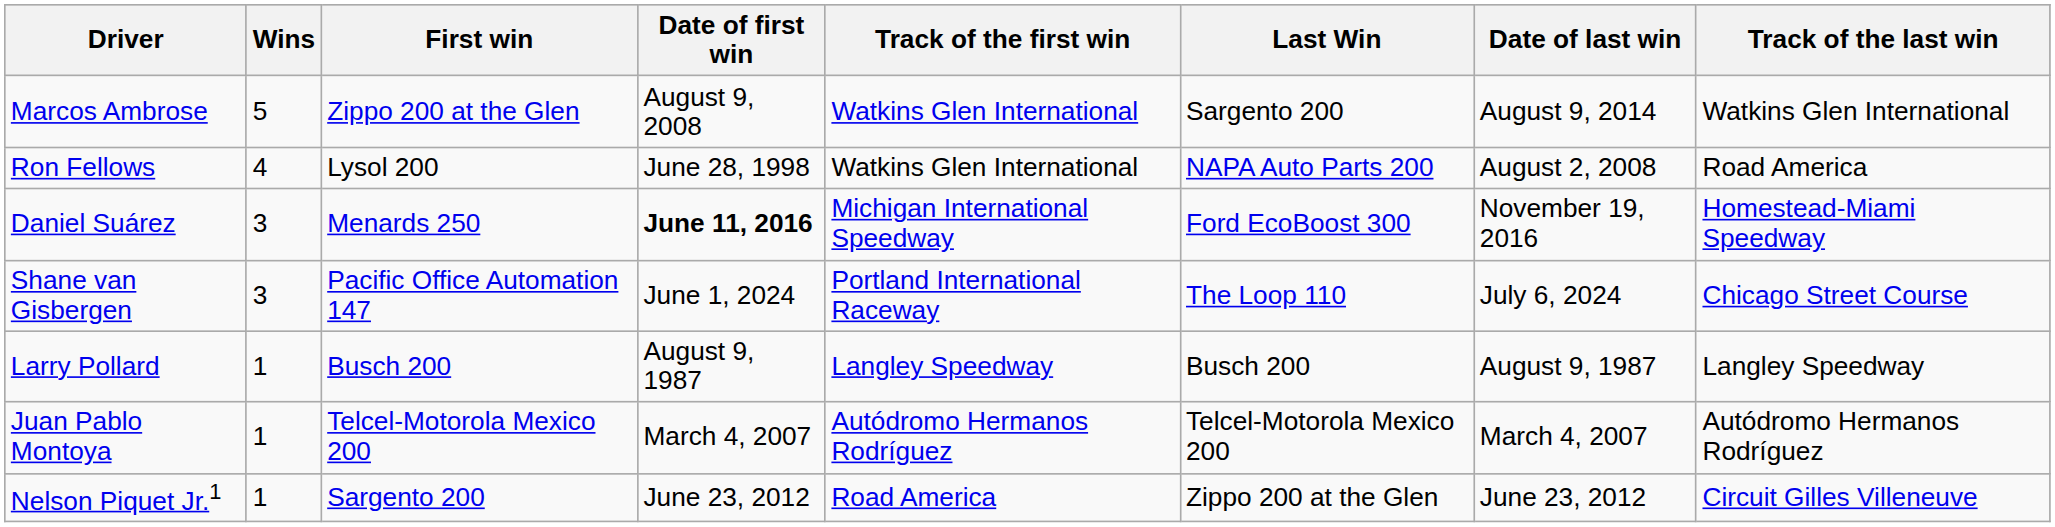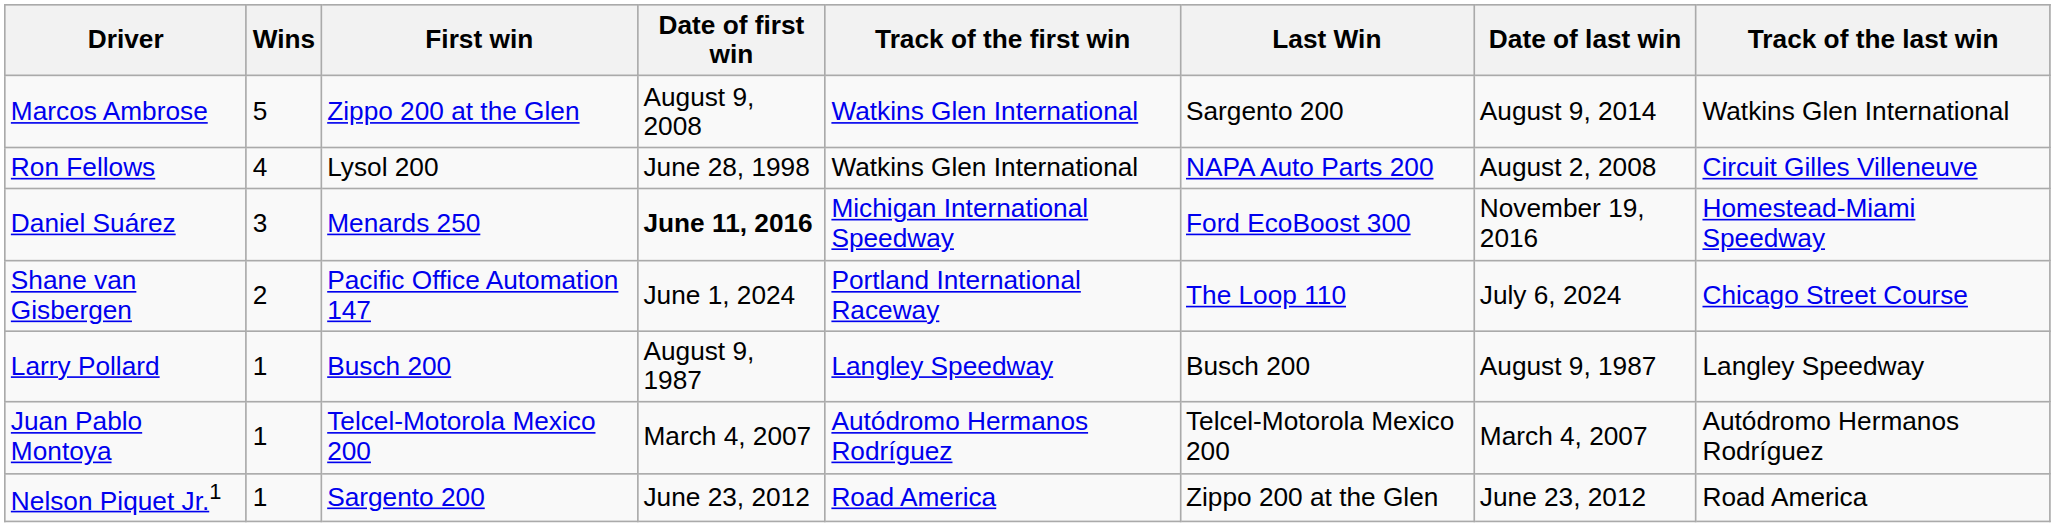(1785, 167) Road America -> (1840, 167) Circuit Gilles Villeneuve
(260, 295) 3 -> (260, 295) 2
(1840, 497) Circuit Gilles Villeneuve -> (1785, 497) Road America
